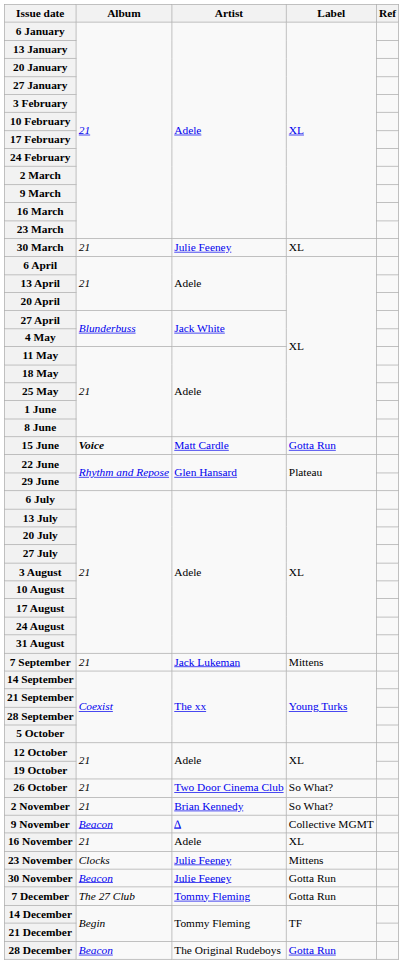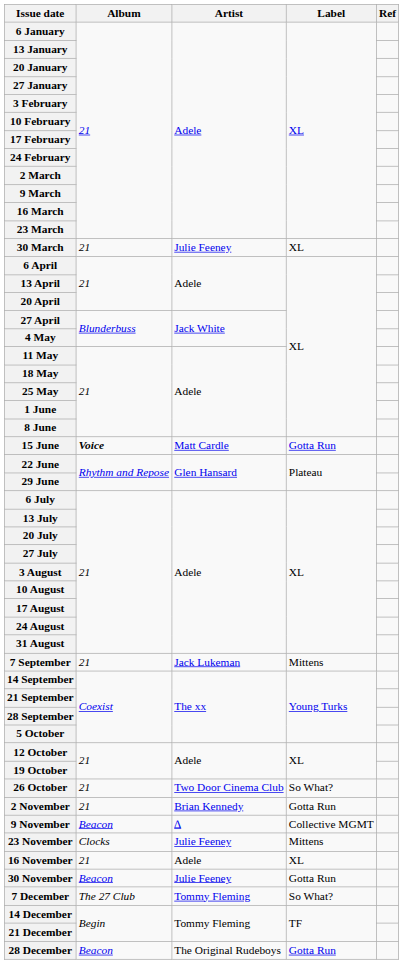(311, 806) So What? -> (312, 806) Gotta Run
rows swapped: (40, 842) <-> (40, 860)
(312, 896) Gotta Run -> (311, 896) So What?
